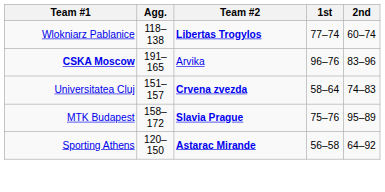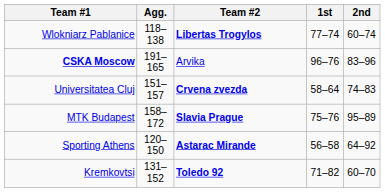+ row: (109, 173)
